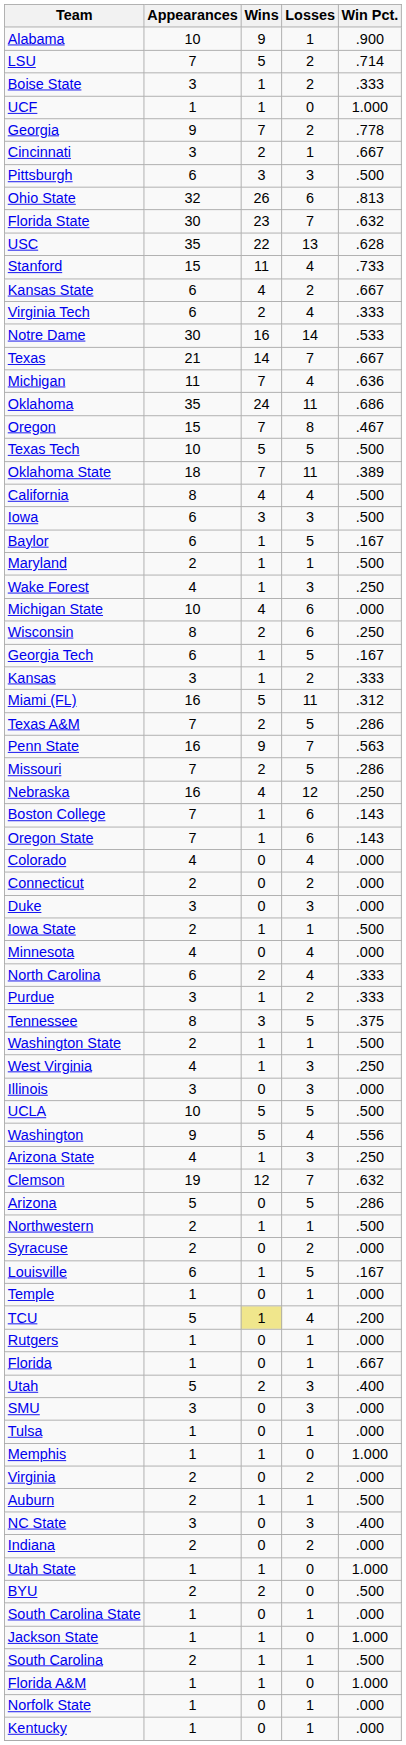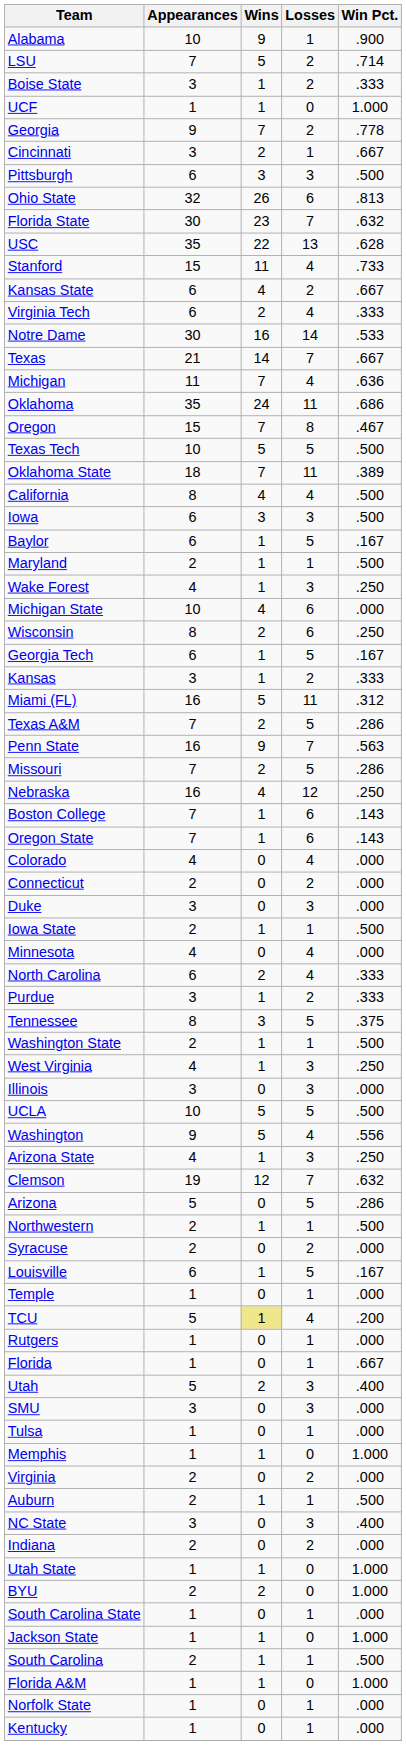(370, 1591) .500 -> (370, 1591) 1.000
